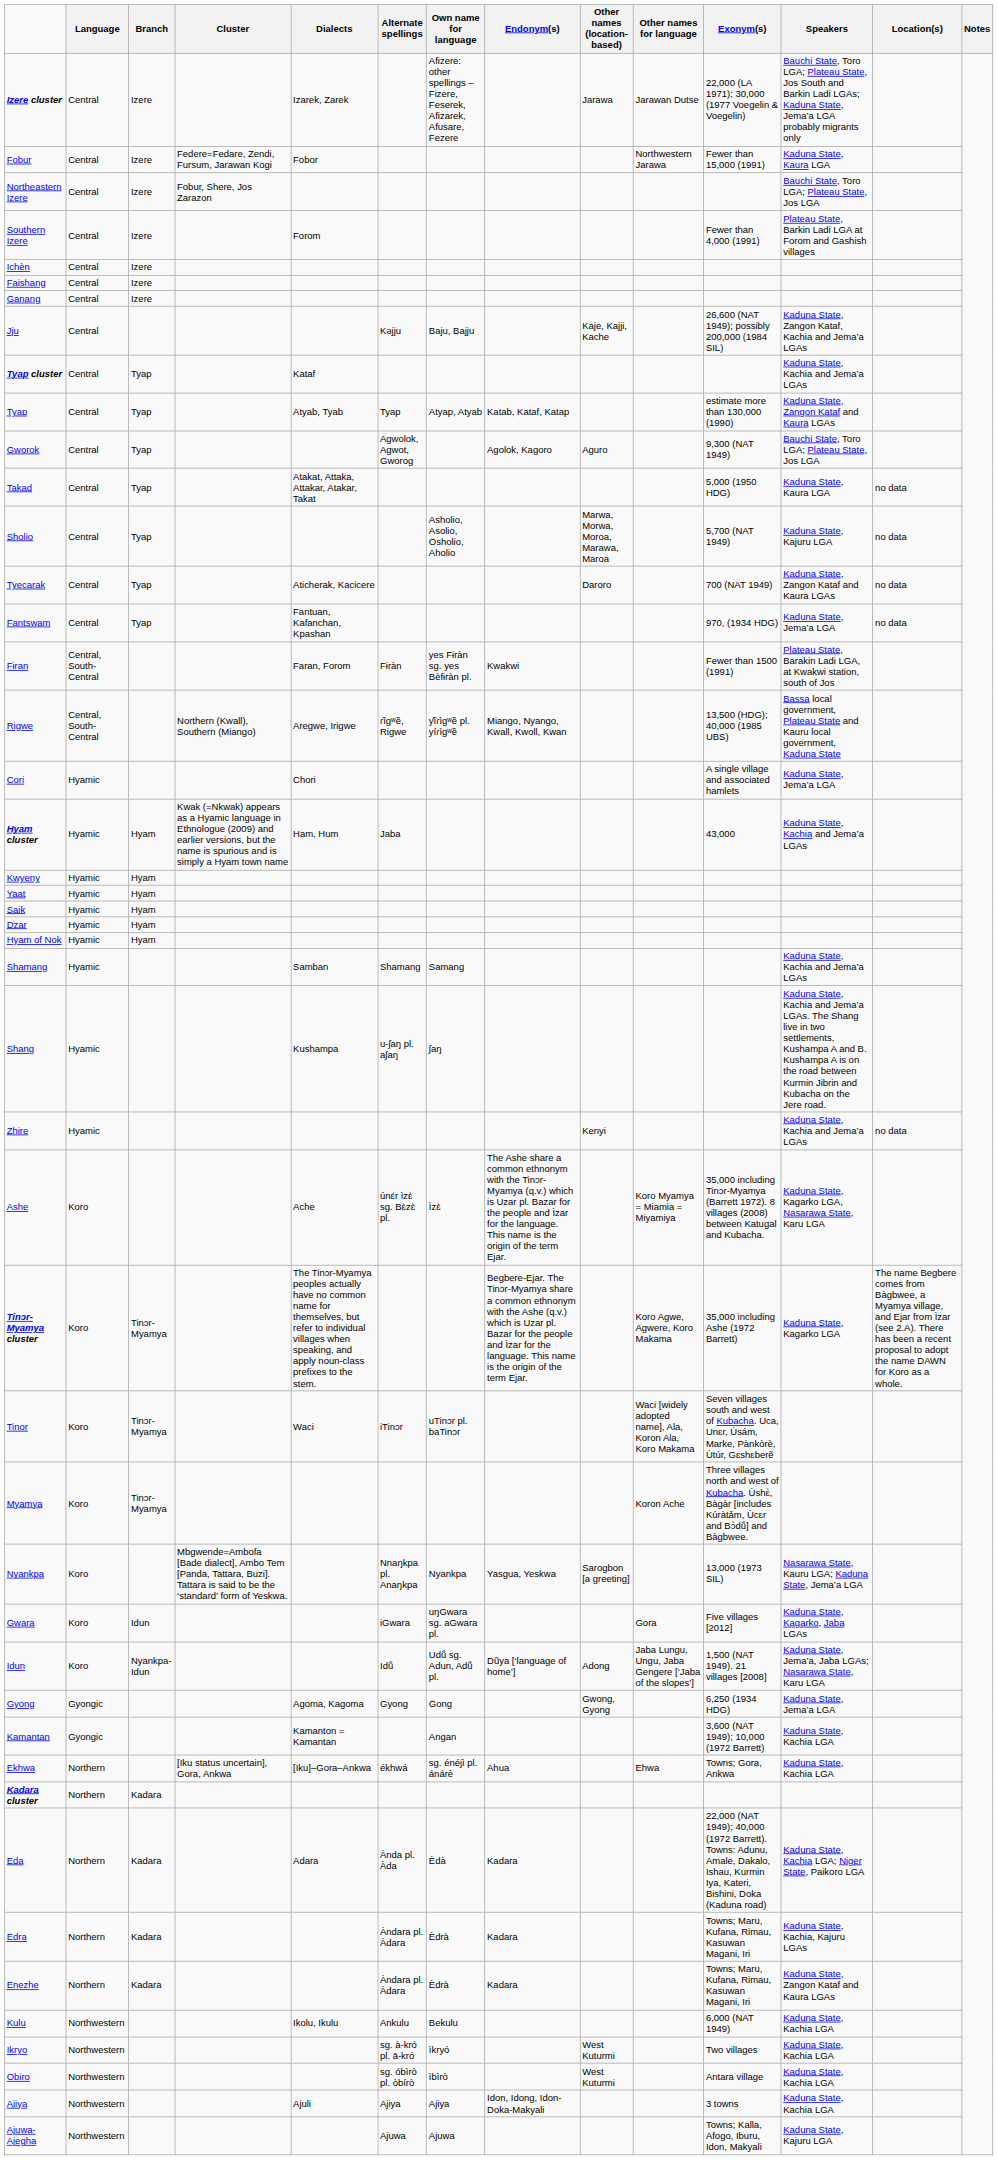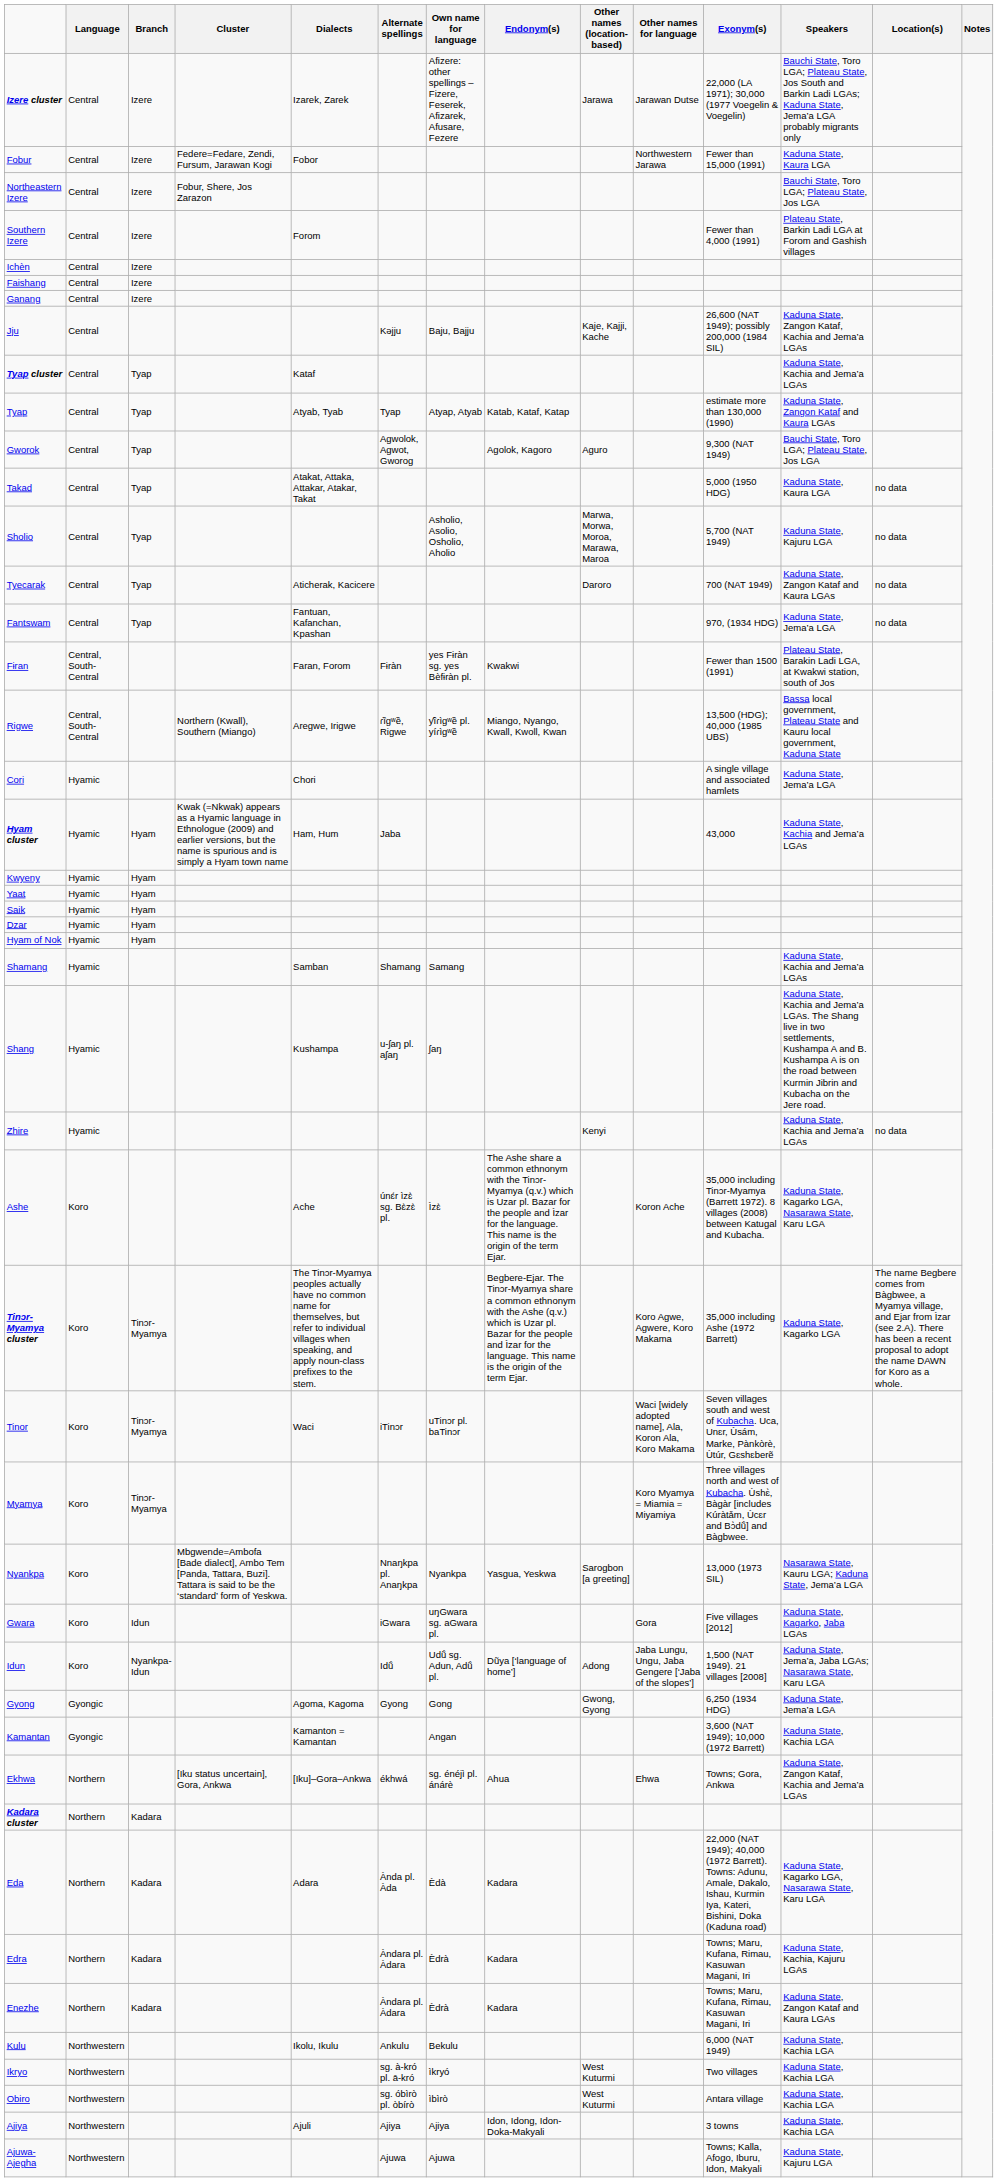(665, 1207) Koro Myamya = Miamia = Miyamiya -> (660, 1207) Koron Ache
(660, 1503) Koron Ache -> (665, 1503) Koro Myamya = Miamia = Miyamiya
(813, 1768) Kaduna State, Kachia LGA -> (824, 1779) Kaduna State, Zangon Kataf, Kachia and Jema’a LGAs
(824, 1860) Kaduna State, Kachia LGA; Niger State, Paikoro LGA -> (818, 1883) Kaduna State, Kagarko LGA, Nasarawa State, Karu LGA
